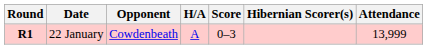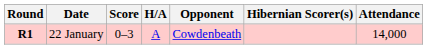columns swapped: (144, 14) <-> (226, 14)
(389, 34) 13,999 -> (389, 34) 14,000
